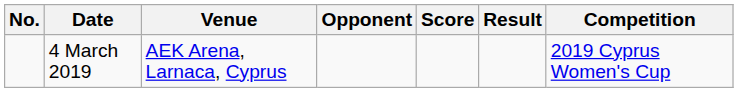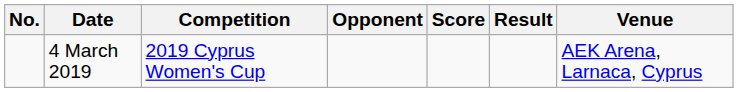columns swapped: (229, 19) <-> (640, 19)
